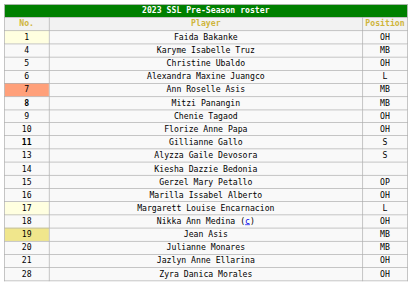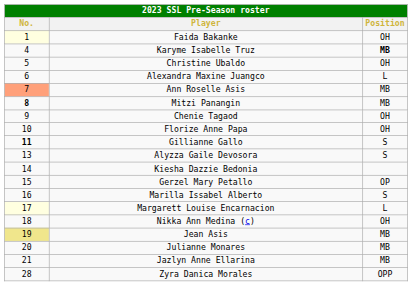(385, 51) normal -> (385, 51) bold
(385, 195) OH -> (385, 195) S
(385, 261) OH -> (385, 261) MB
(385, 274) OH -> (385, 274) OPP
